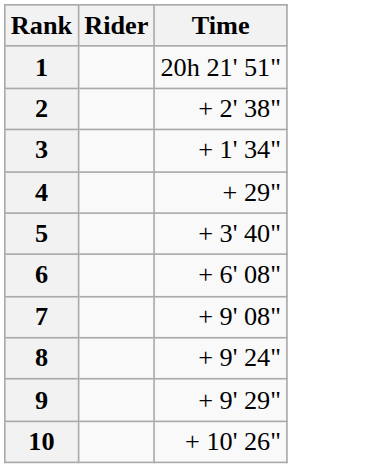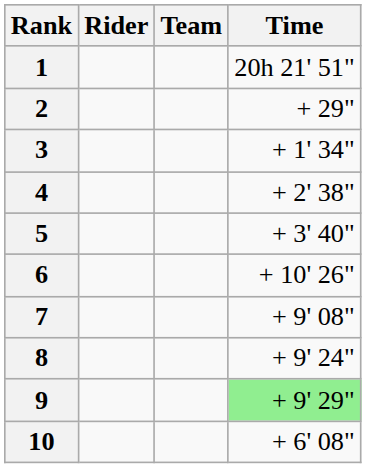+ column: (191, 25)
(240, 108) + 2' 38" -> (326, 108) + 29"
(252, 191) + 29" -> (313, 191) + 2' 38"
(240, 274) + 6' 08" -> (307, 274) + 10' 26"
(240, 399) no background -> (313, 399) lightgreen background
(233, 441) + 10' 26" -> (313, 441) + 6' 08"
